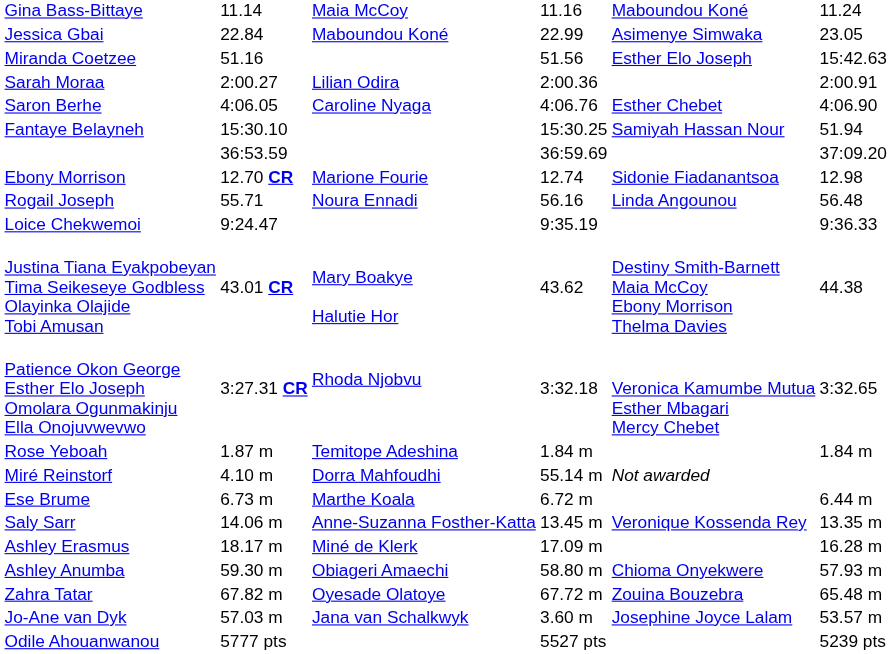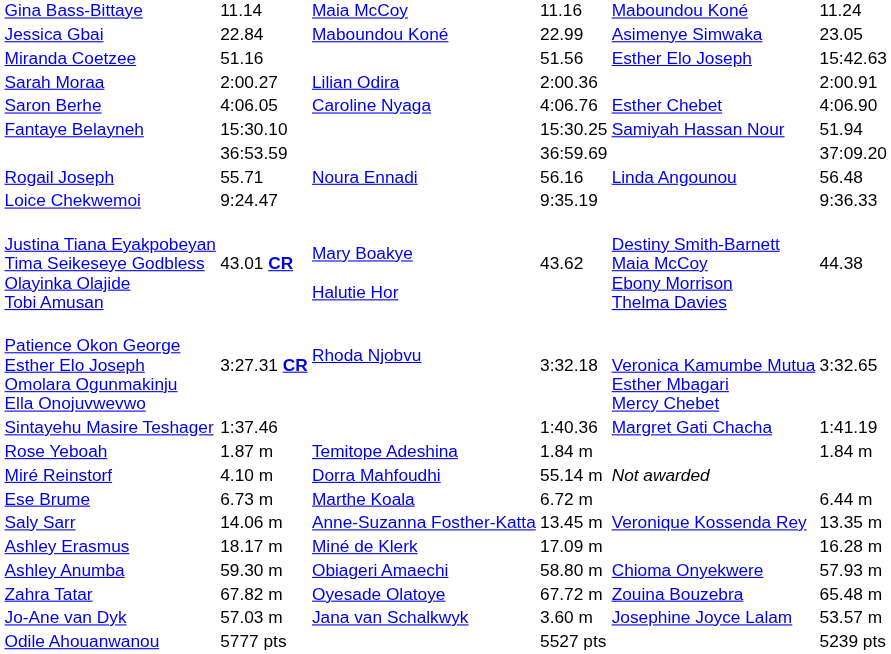- row: (65, 177)
+ row: (109, 427)
